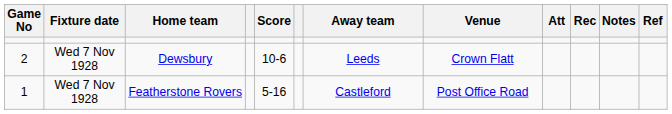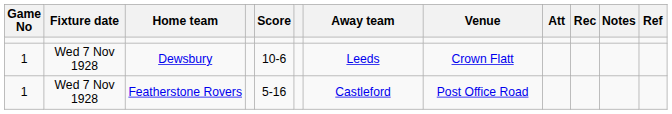(24, 59) 2 -> (24, 59) 1
